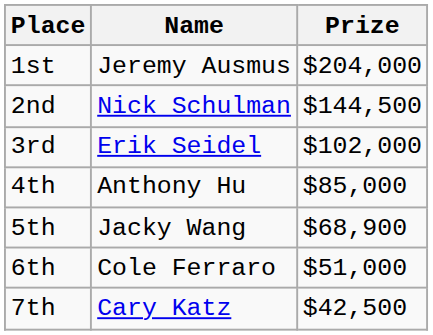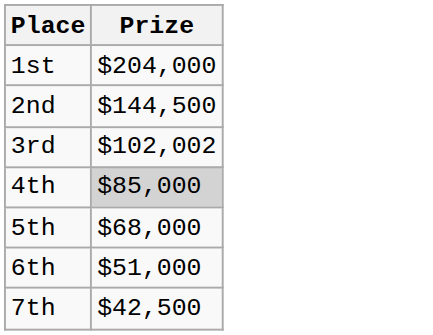- column: (194, 25)
(362, 147) $102,000 -> (157, 147) $102,002
(355, 187) no background -> (149, 187) lightgrey background
(355, 228) $68,900 -> (149, 228) $68,000
